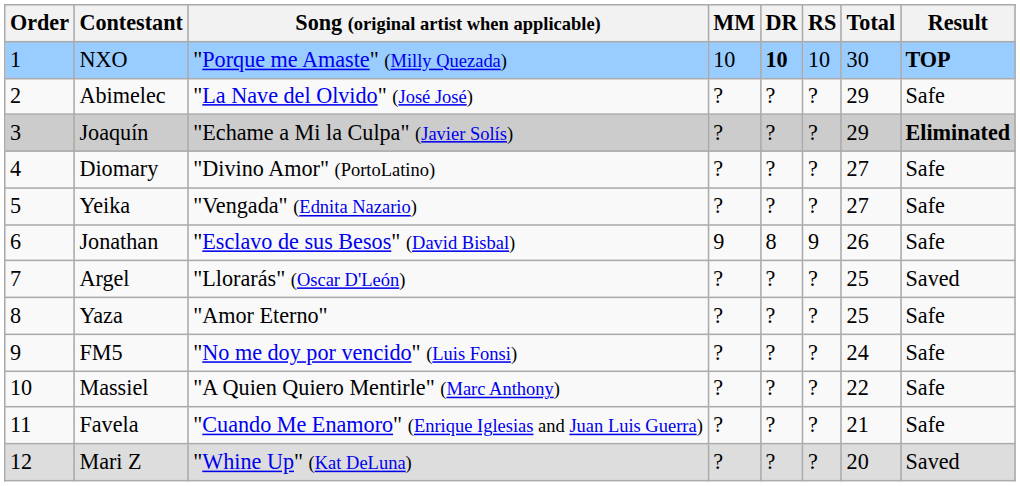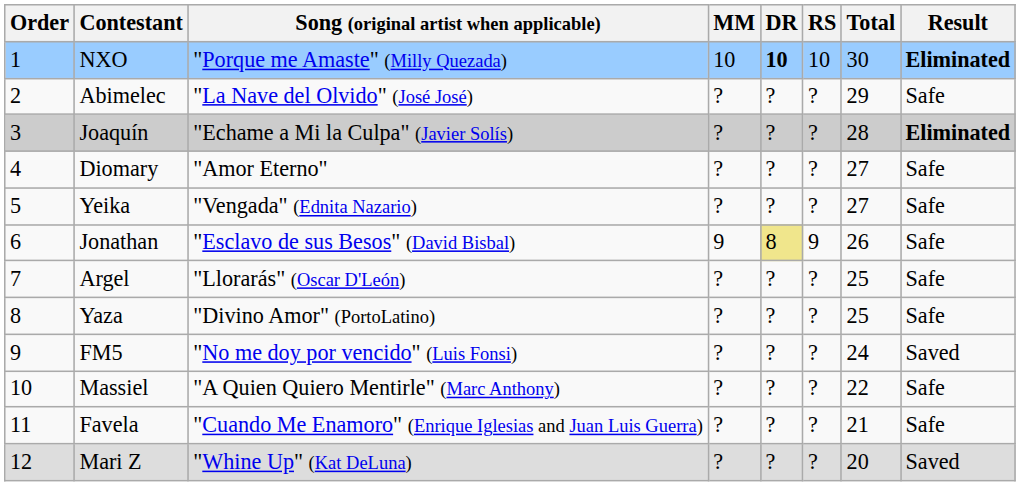(928, 59) TOP -> (958, 59) Eliminated
(858, 132) 29 -> (858, 132) 28
(314, 169) "Divino Amor" (PortoLatino) -> (260, 169) "Amor Eterno"
(771, 242) no background -> (771, 242) khaki background
(933, 279) Saved -> (925, 279) Safe
(260, 315) "Amor Eterno" -> (314, 315) "Divino Amor" (PortoLatino)
(925, 352) Safe -> (933, 352) Saved
